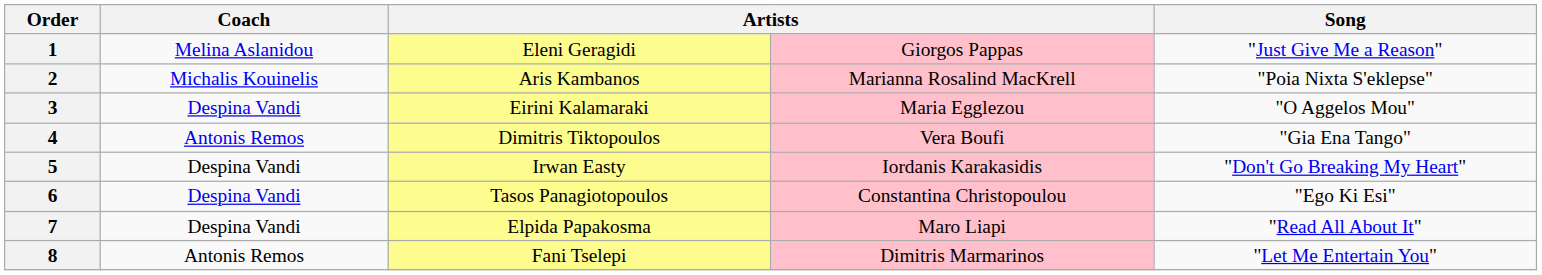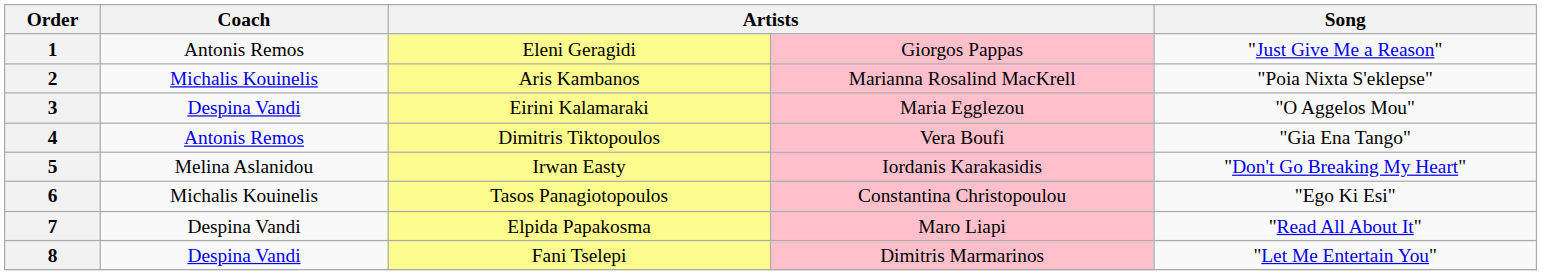(244, 49) Melina Aslanidou -> (244, 49) Antonis Remos
(244, 167) Despina Vandi -> (244, 167) Melina Aslanidou
(244, 196) Despina Vandi -> (244, 196) Michalis Kouinelis
(244, 255) Antonis Remos -> (244, 255) Despina Vandi
